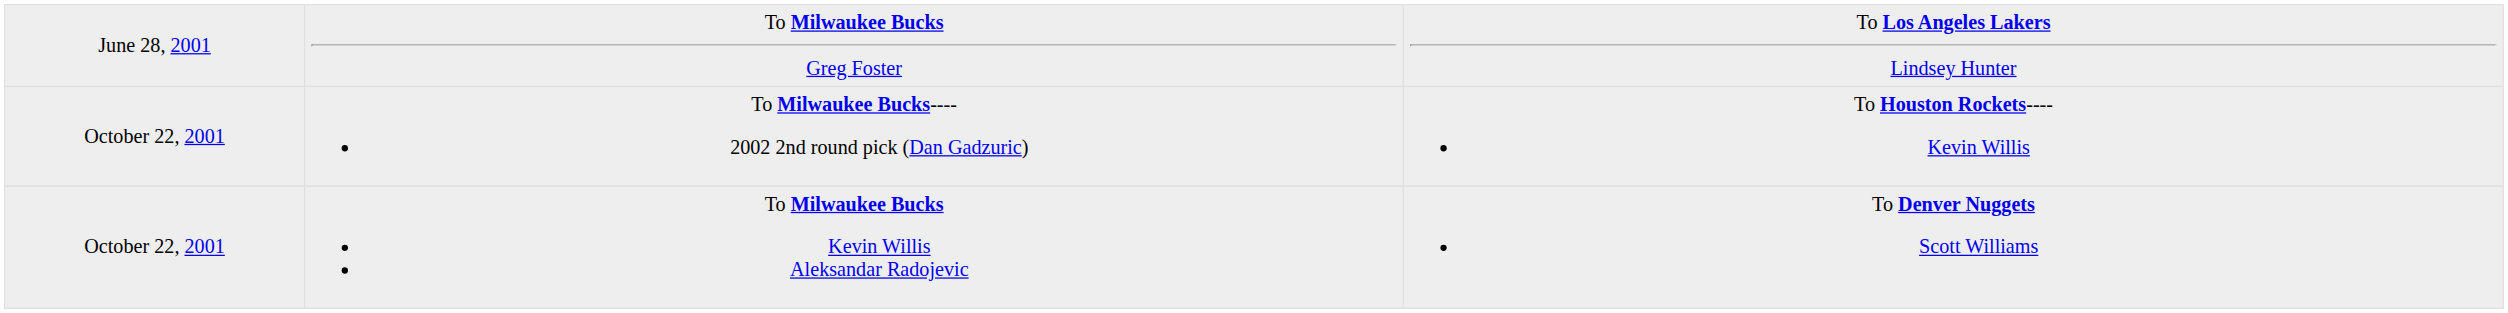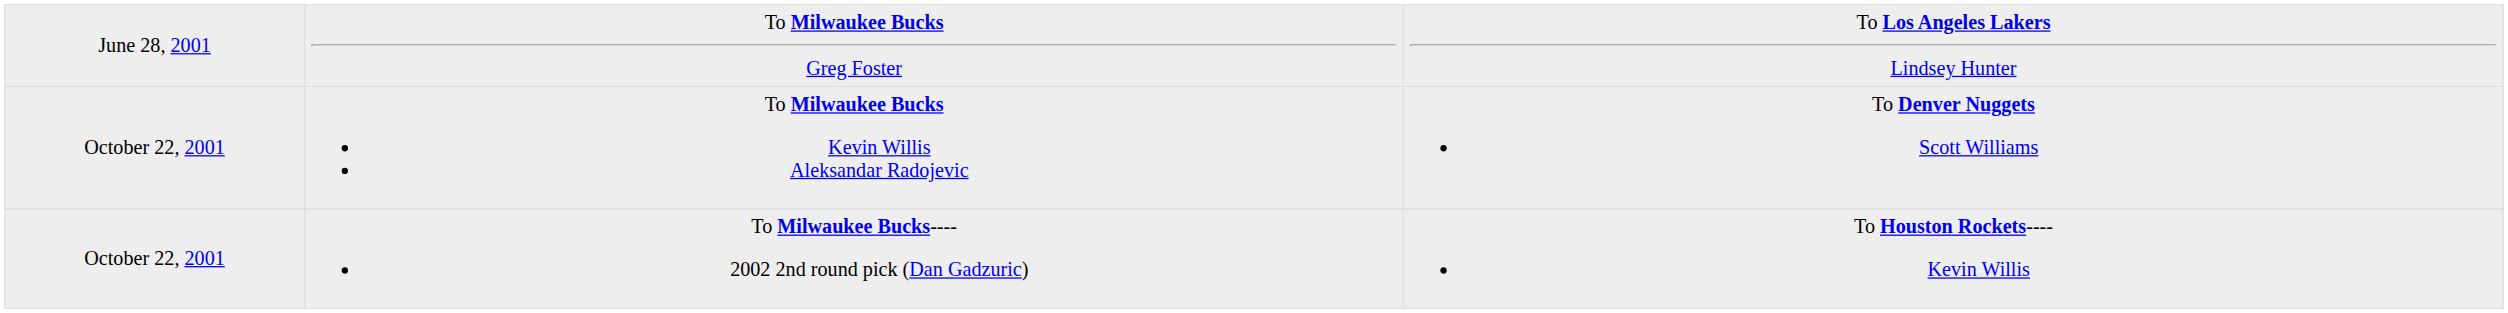rows swapped: (854, 237) <-> (854, 126)
